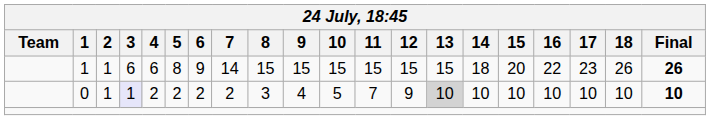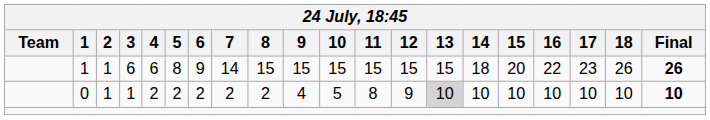(131, 94) lavender background -> (131, 94) no background
(266, 94) 3 -> (266, 94) 2
(373, 94) 7 -> (373, 94) 8
